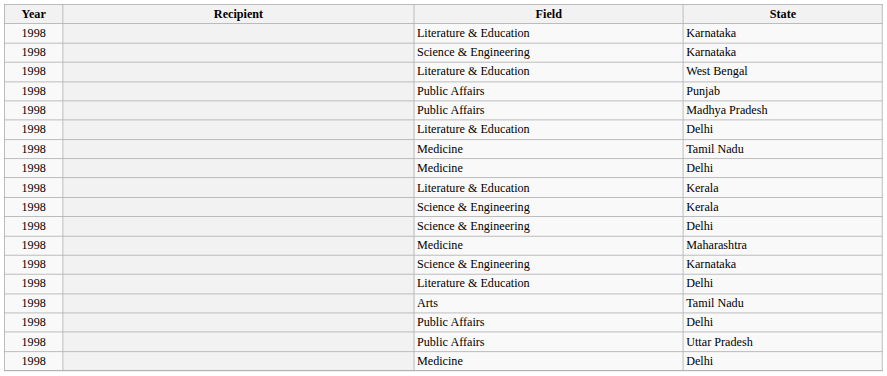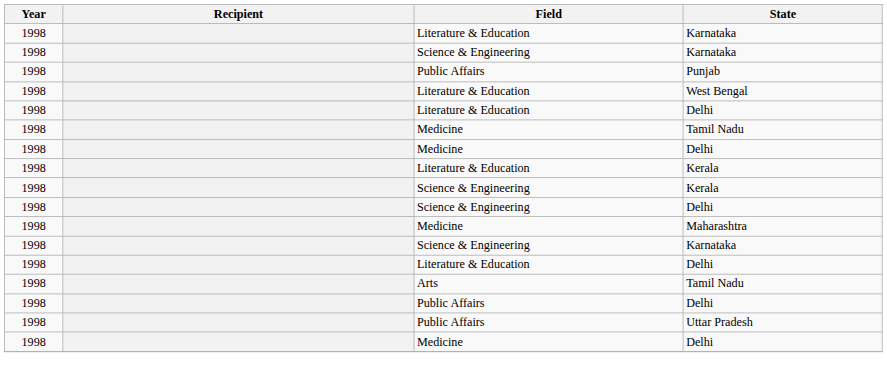rows swapped: (473, 71) <-> (451, 91)
- row: (451, 110)
